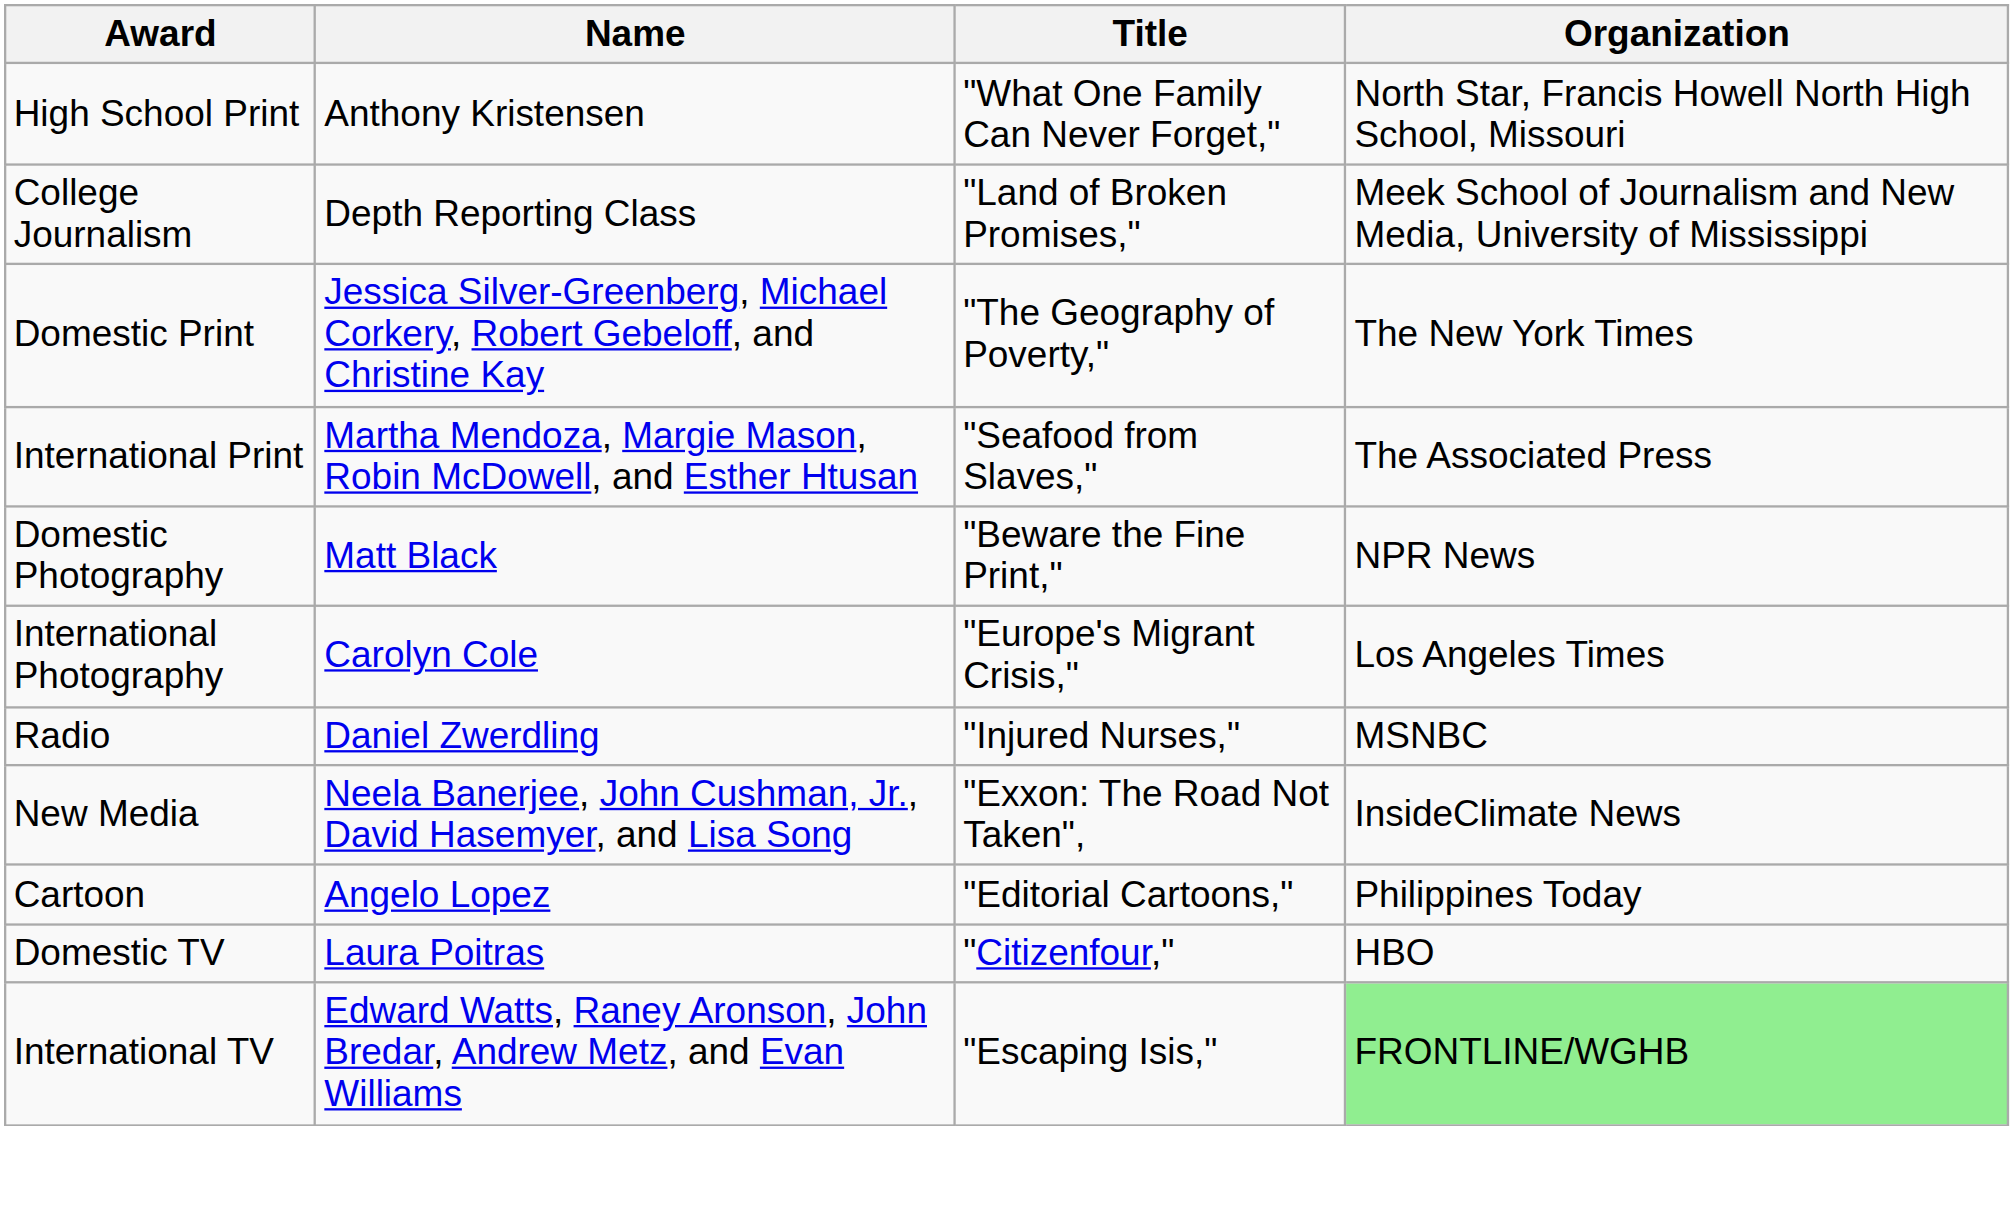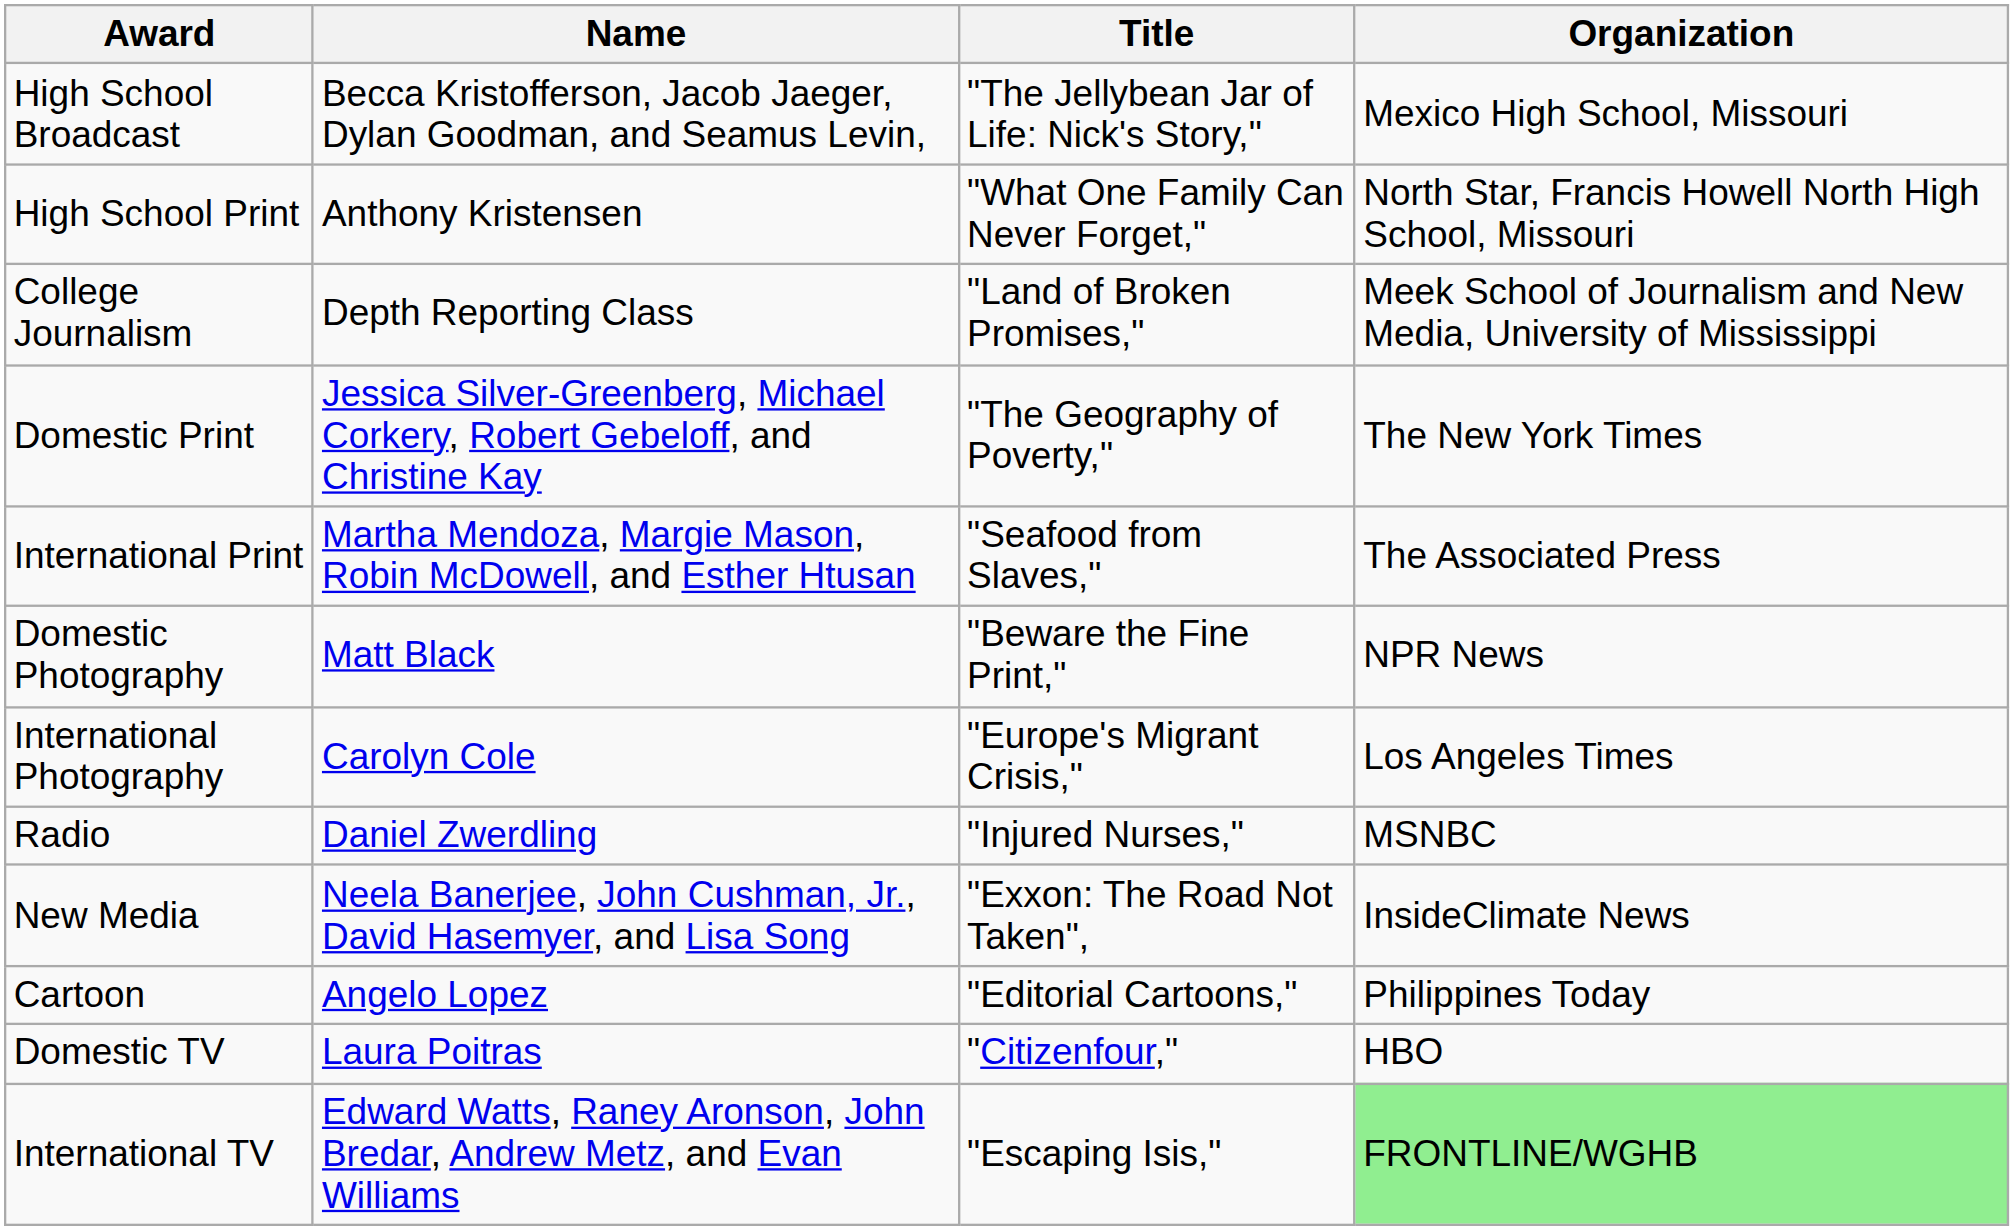+ row: (113, 113)
